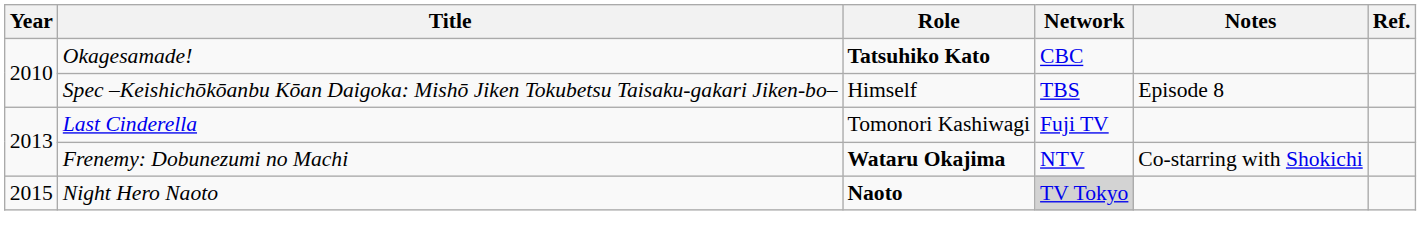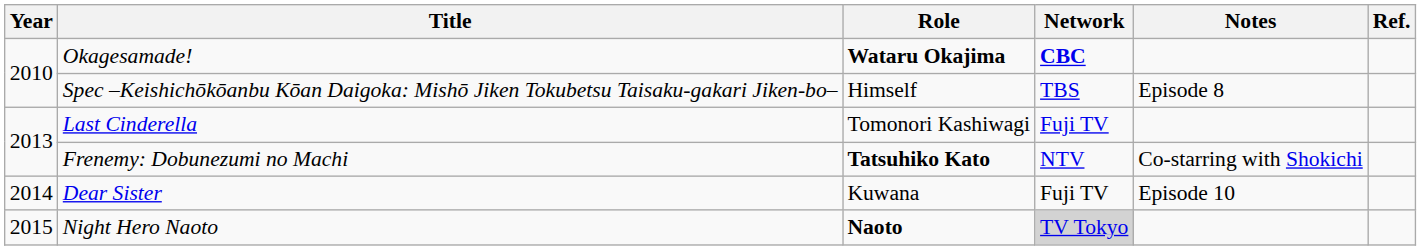(919, 55) Tatsuhiko Kato -> (926, 55) Wataru Okajima
(1062, 55) normal -> (1063, 55) bold
(926, 158) Wataru Okajima -> (919, 158) Tatsuhiko Kato
+ row: (112, 192)
